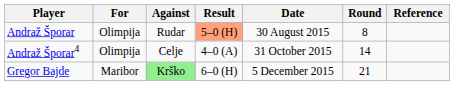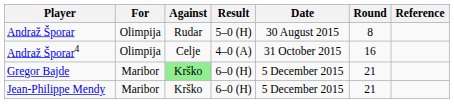(219, 31) lightsalmon background -> (234, 31) no background
(365, 51) 14 -> (370, 51) 16
+ row: (56, 89)
